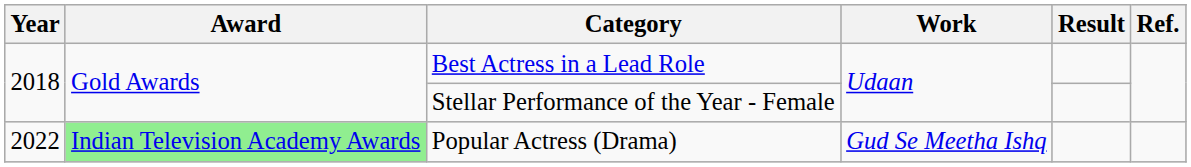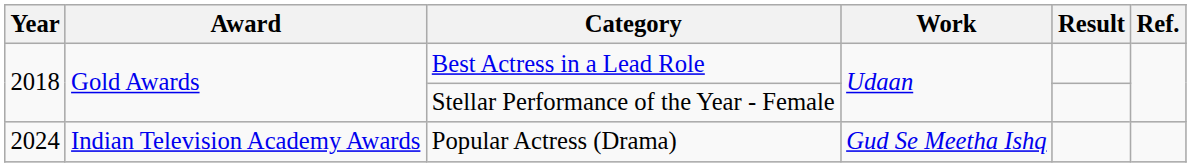(35, 141) 2022 -> (35, 141) 2024
(246, 141) lightgreen background -> (246, 141) no background
